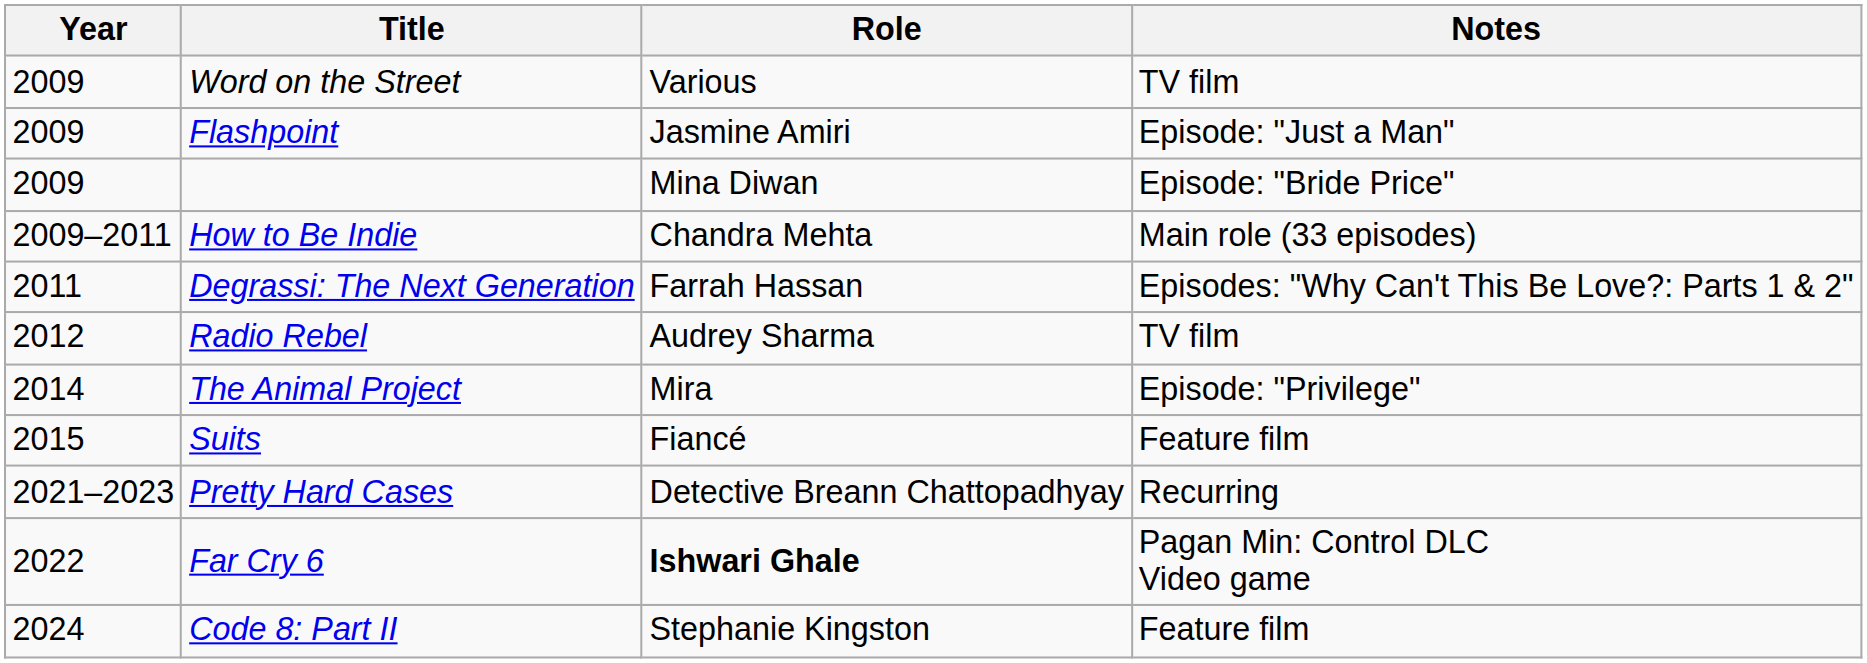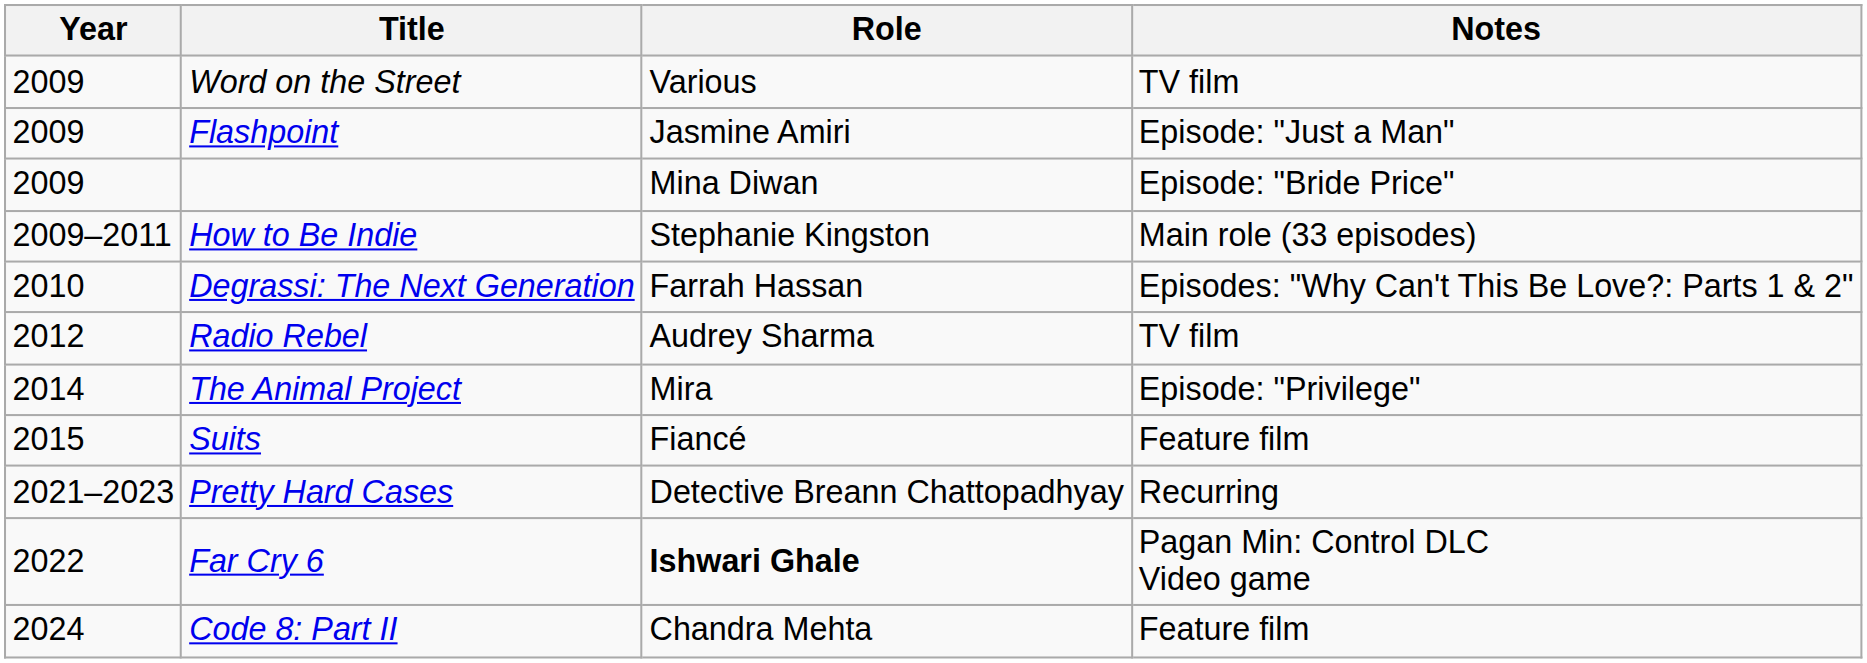(761, 235) Chandra Mehta -> (790, 235) Stephanie Kingston
(47, 286) 2011 -> (48, 286) 2010
(790, 630) Stephanie Kingston -> (761, 630) Chandra Mehta
